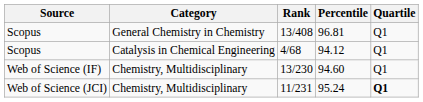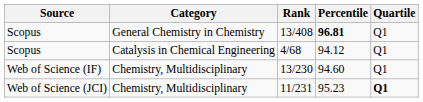(331, 32) normal -> (331, 32) bold
(331, 87) 95.24 -> (331, 87) 95.23
